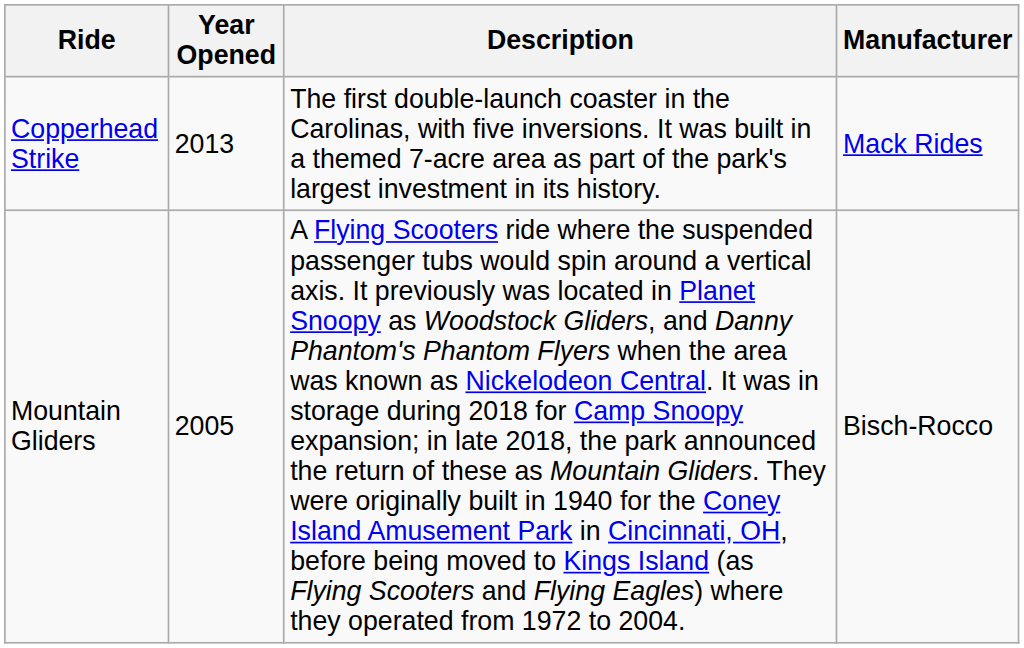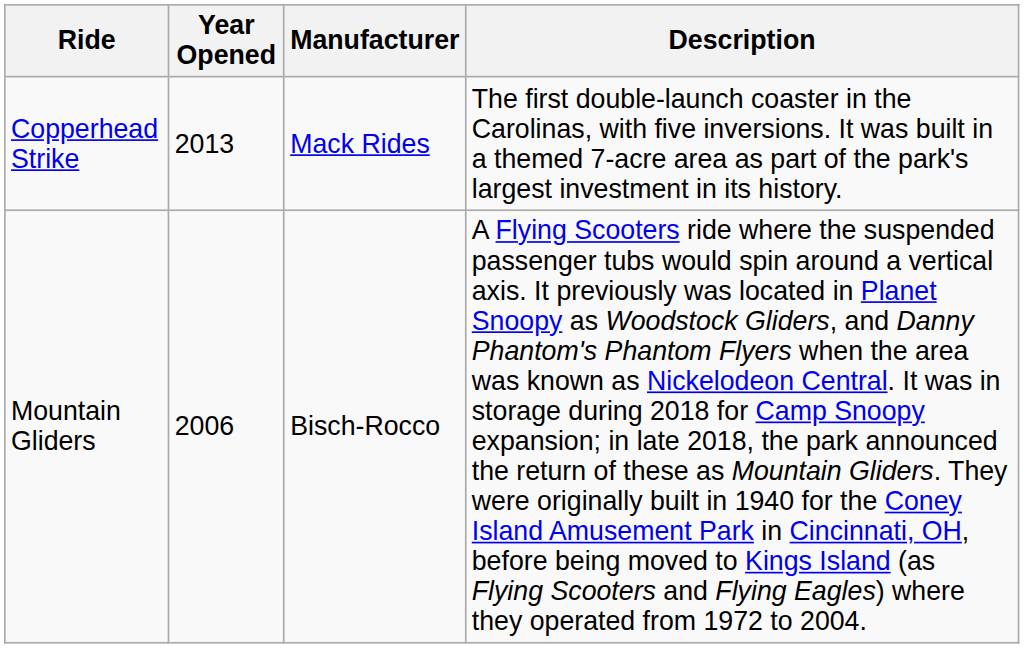columns swapped: (928, 40) <-> (560, 40)
(204, 426) 2005 -> (204, 426) 2006
